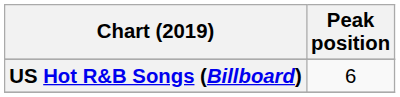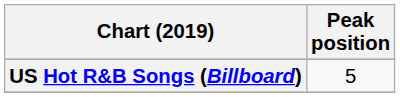(351, 75) 6 -> (351, 75) 5
